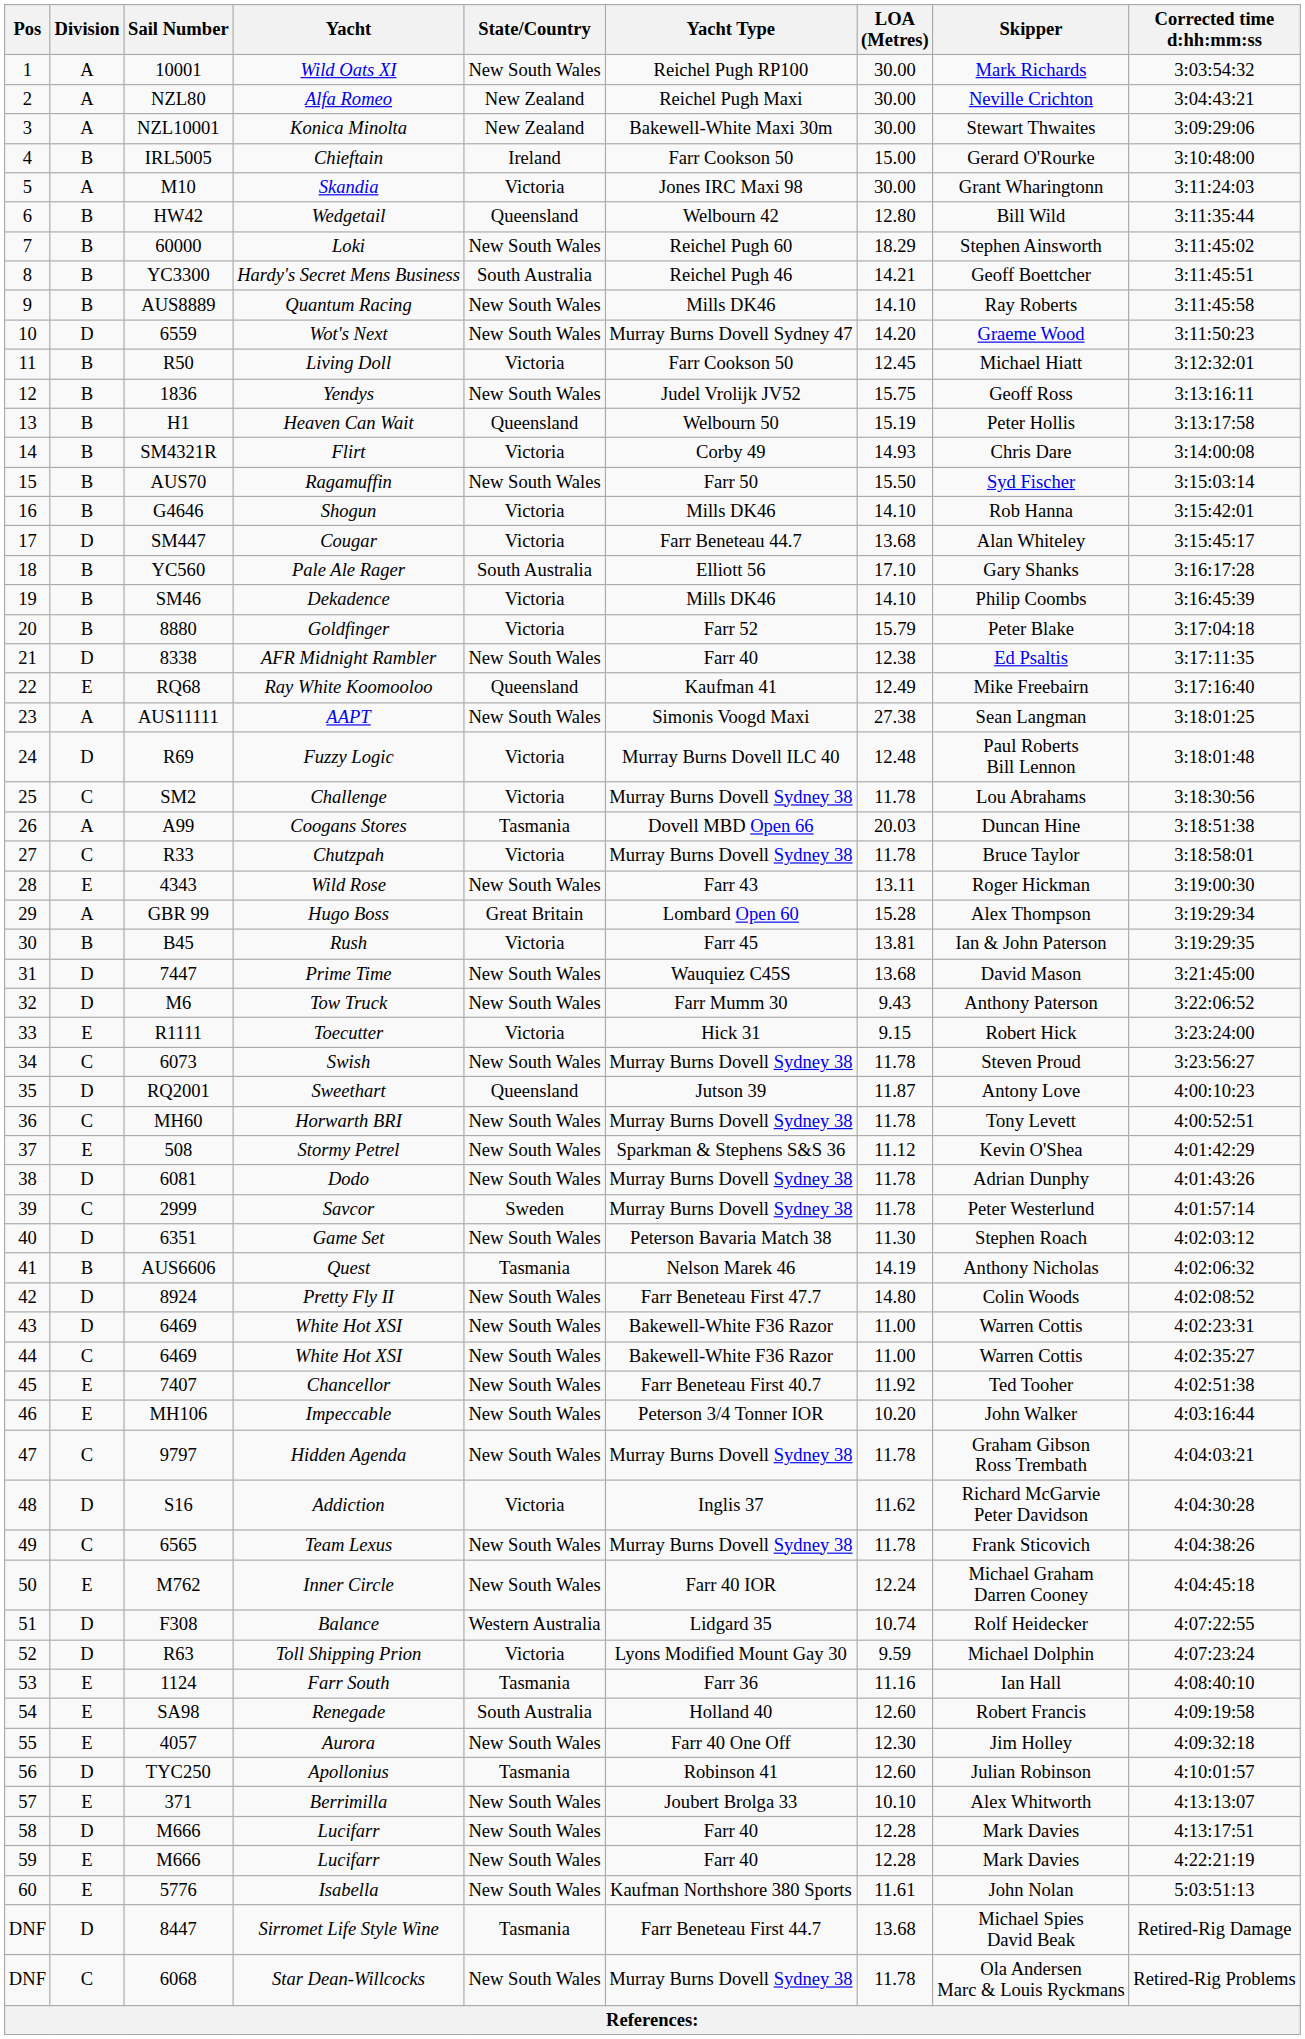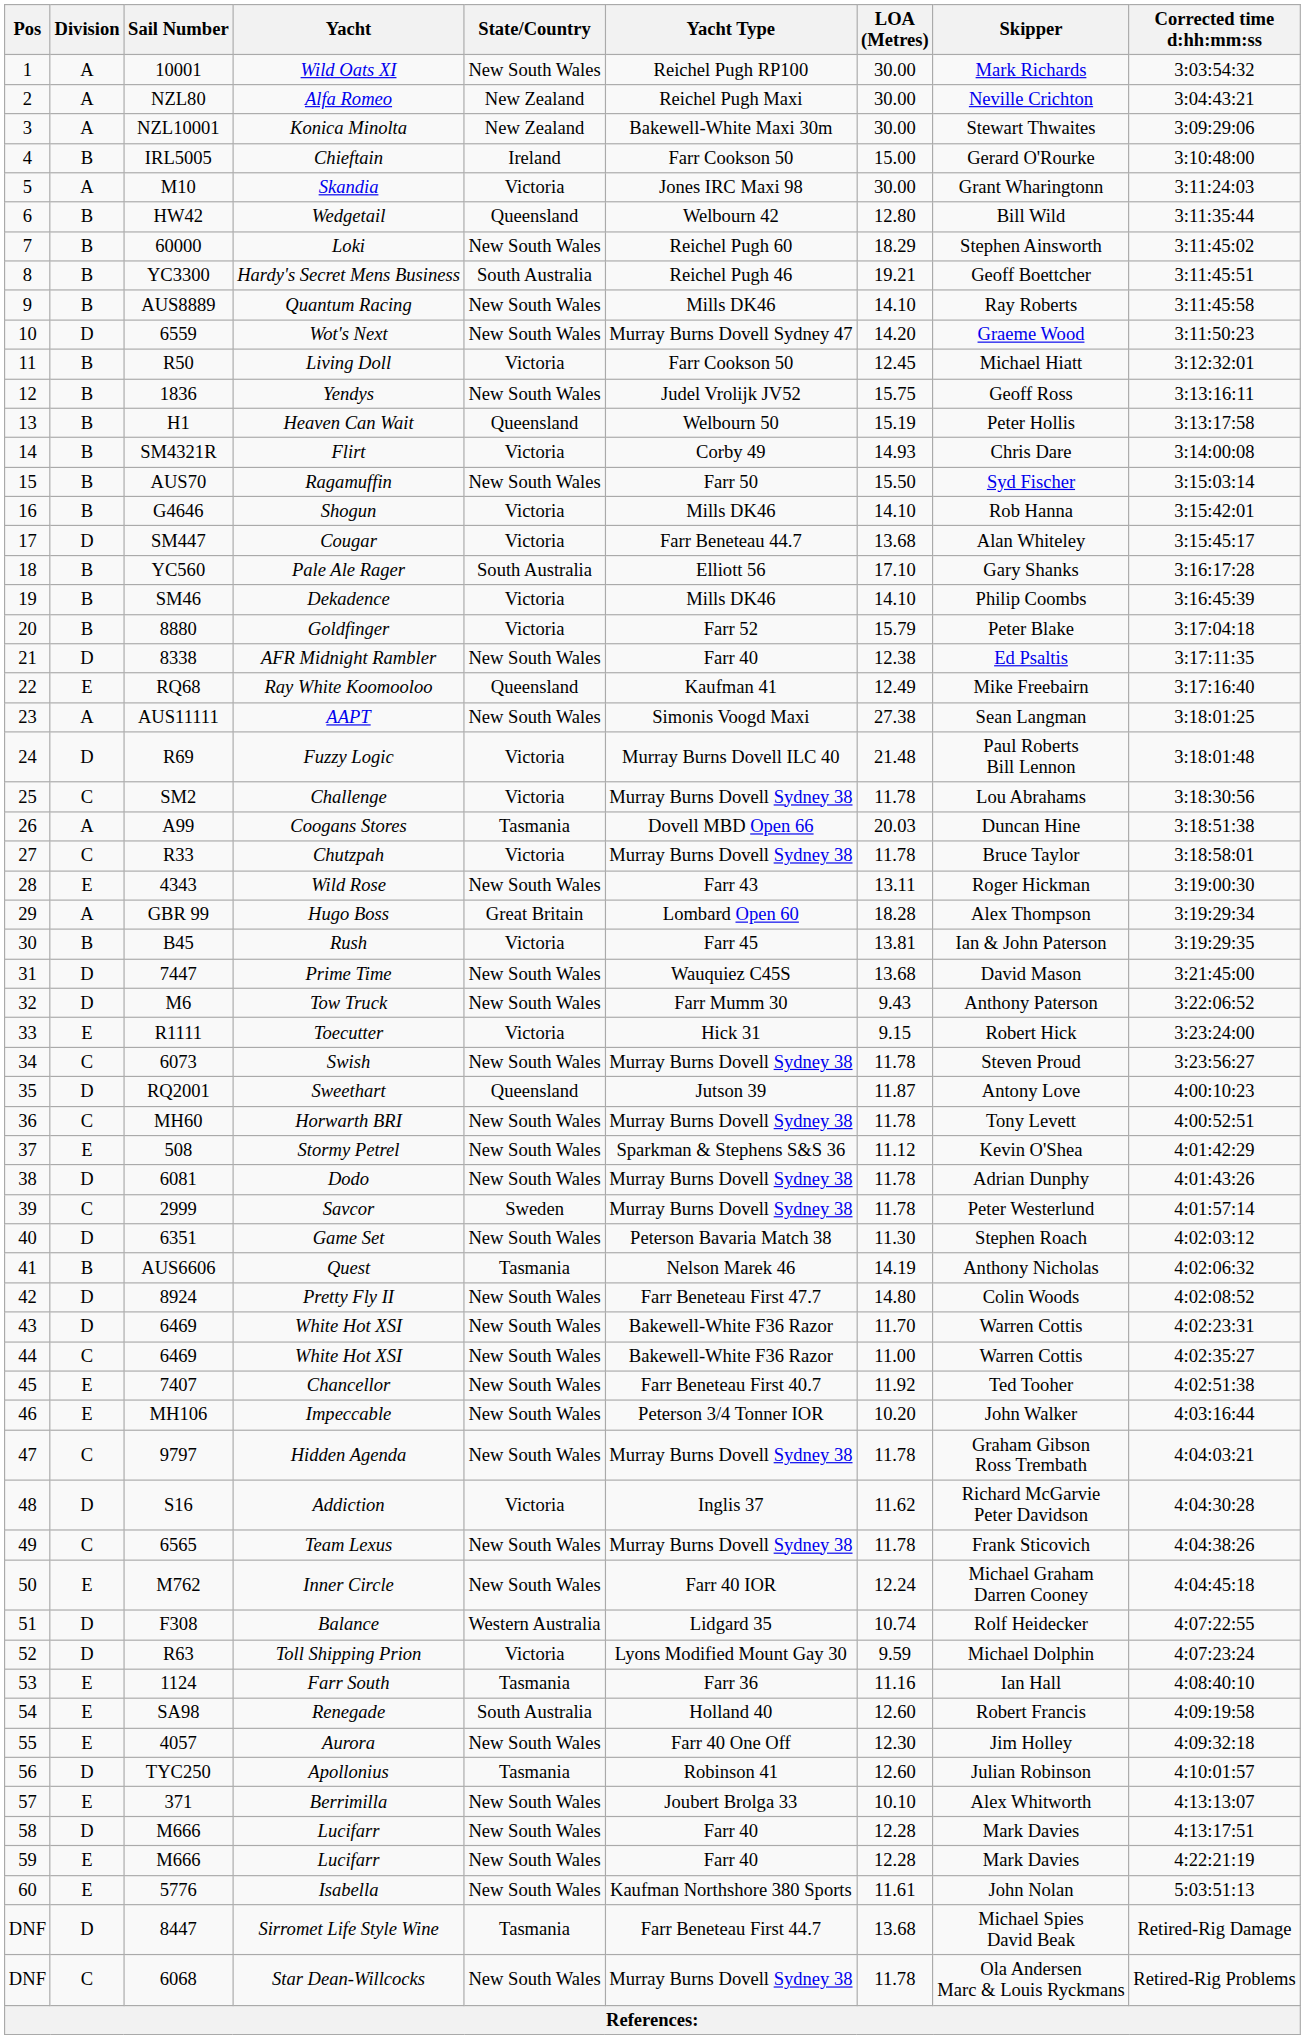(895, 275) 14.21 -> (895, 275) 19.21
(895, 756) 12.48 -> (895, 756) 21.48
(895, 914) 15.28 -> (895, 914) 18.28
(895, 1326) 11.00 -> (895, 1326) 11.70
